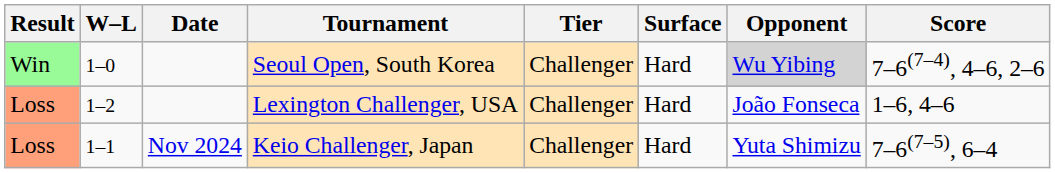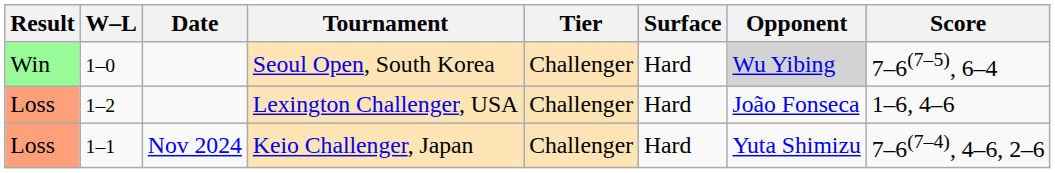(958, 64) 7–6(7–4), 4–6, 2–6 -> (934, 64) 7–6(7–5), 6–4
(934, 145) 7–6(7–5), 6–4 -> (958, 145) 7–6(7–4), 4–6, 2–6
